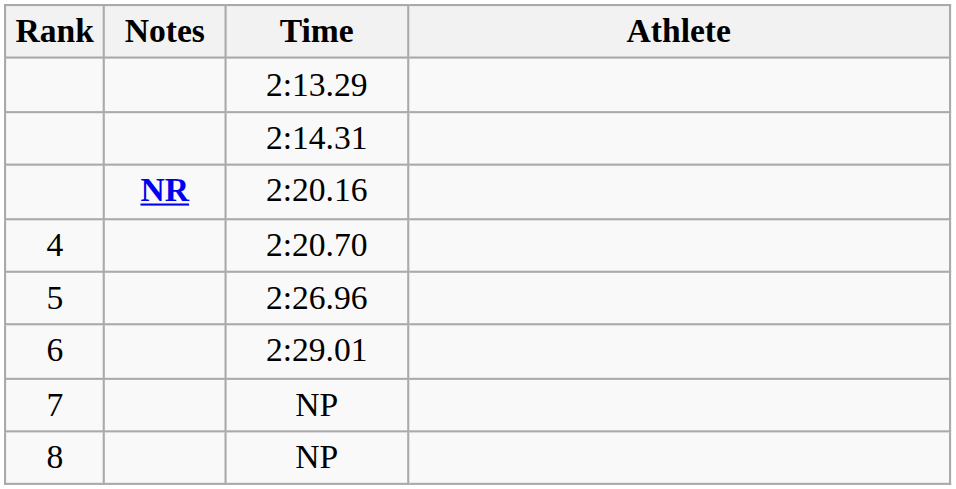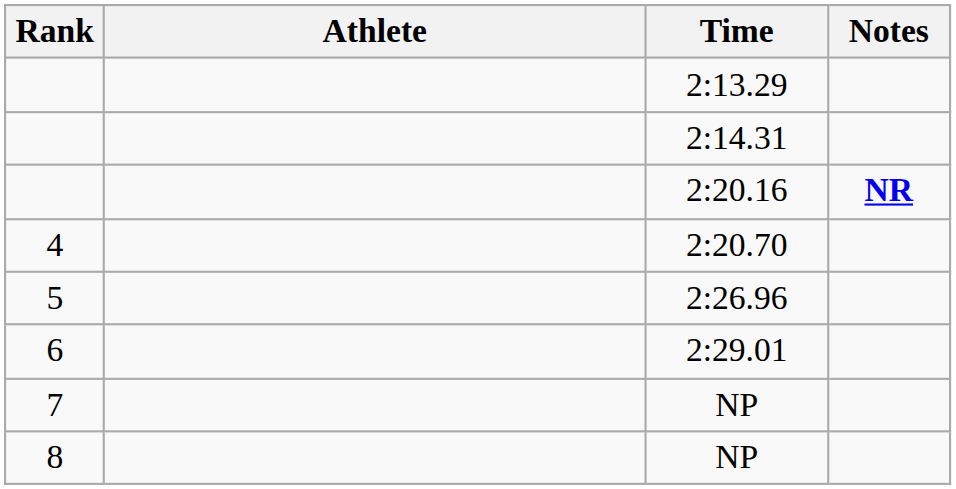columns swapped: (679, 31) <-> (165, 31)
